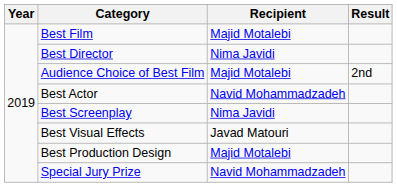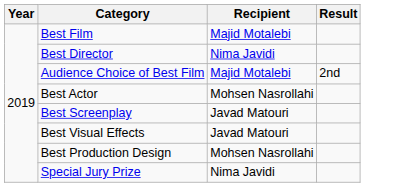(278, 93) Navid Mohammadzadeh -> (262, 93) Mohsen Nasrollahi
(242, 113) Nima Javidi -> (249, 113) Javad Matouri
(250, 152) Majid Motalebi -> (262, 152) Mohsen Nasrollahi
(278, 172) Navid Mohammadzadeh -> (242, 172) Nima Javidi
